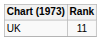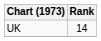(82, 28) 11 -> (82, 28) 14
